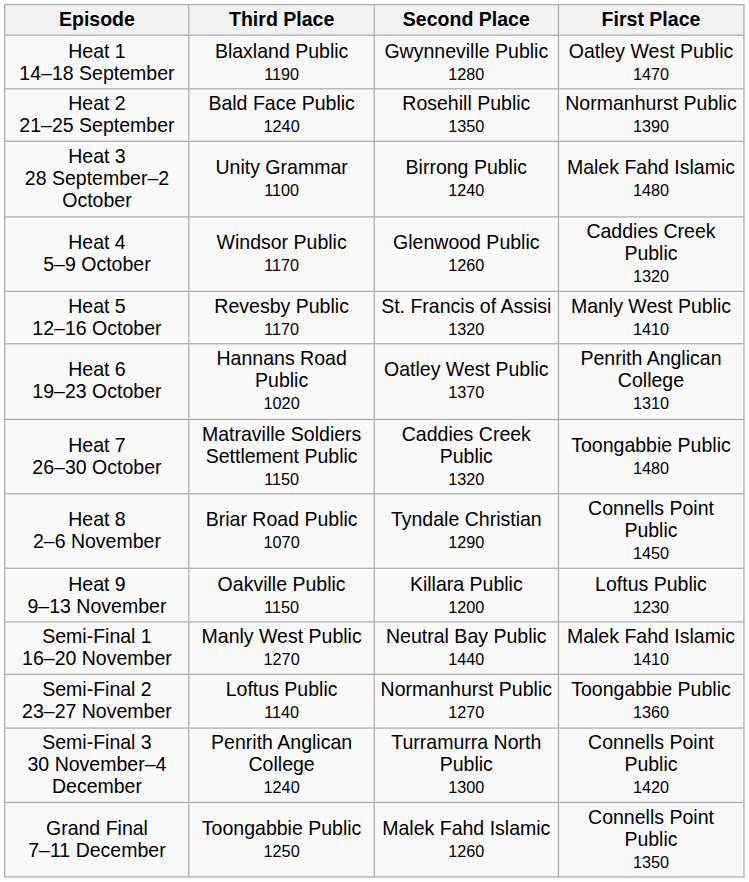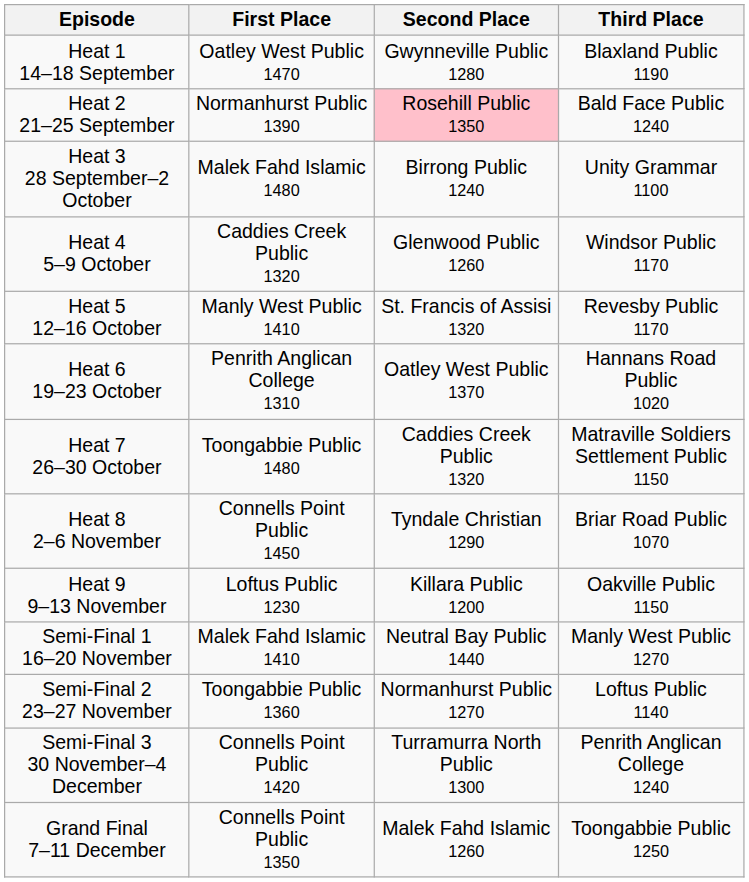columns swapped: (651, 19) <-> (282, 19)
(466, 114) no background -> (466, 114) pink background
